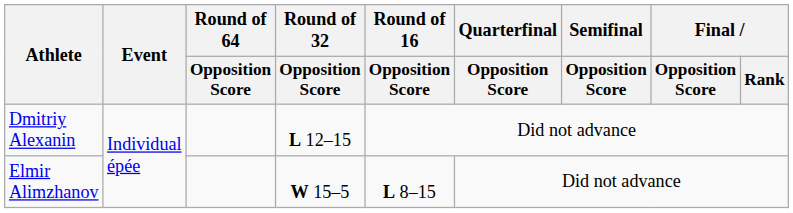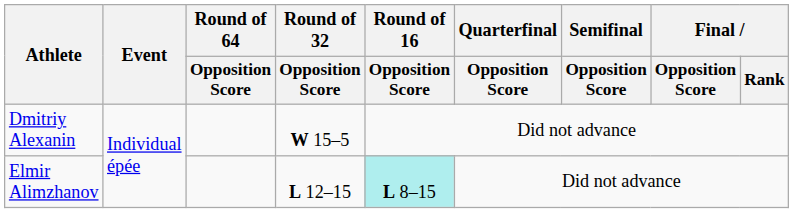(320, 141) L 12–15 -> (320, 141) W 15–5
(320, 192) W 15–5 -> (320, 192) L 12–15
(409, 192) no background -> (409, 192) paleturquoise background
